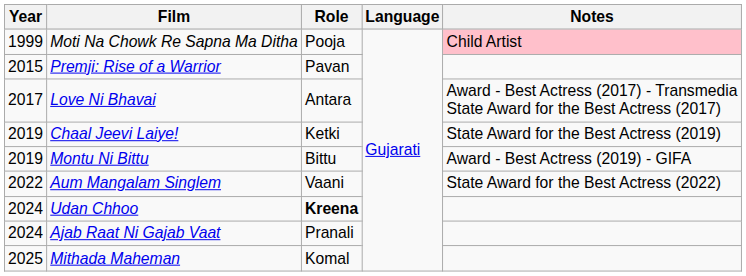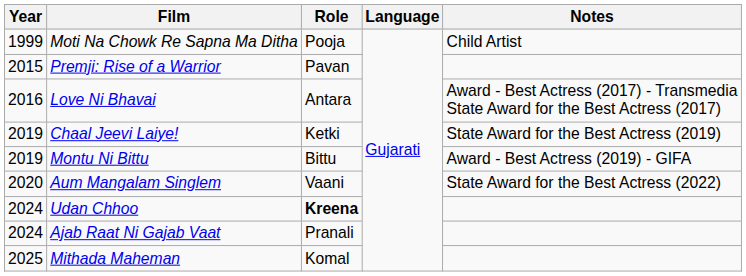(484, 41) pink background -> (484, 41) no background
(26, 100) 2017 -> (26, 100) 2016
(26, 183) 2022 -> (26, 183) 2020
